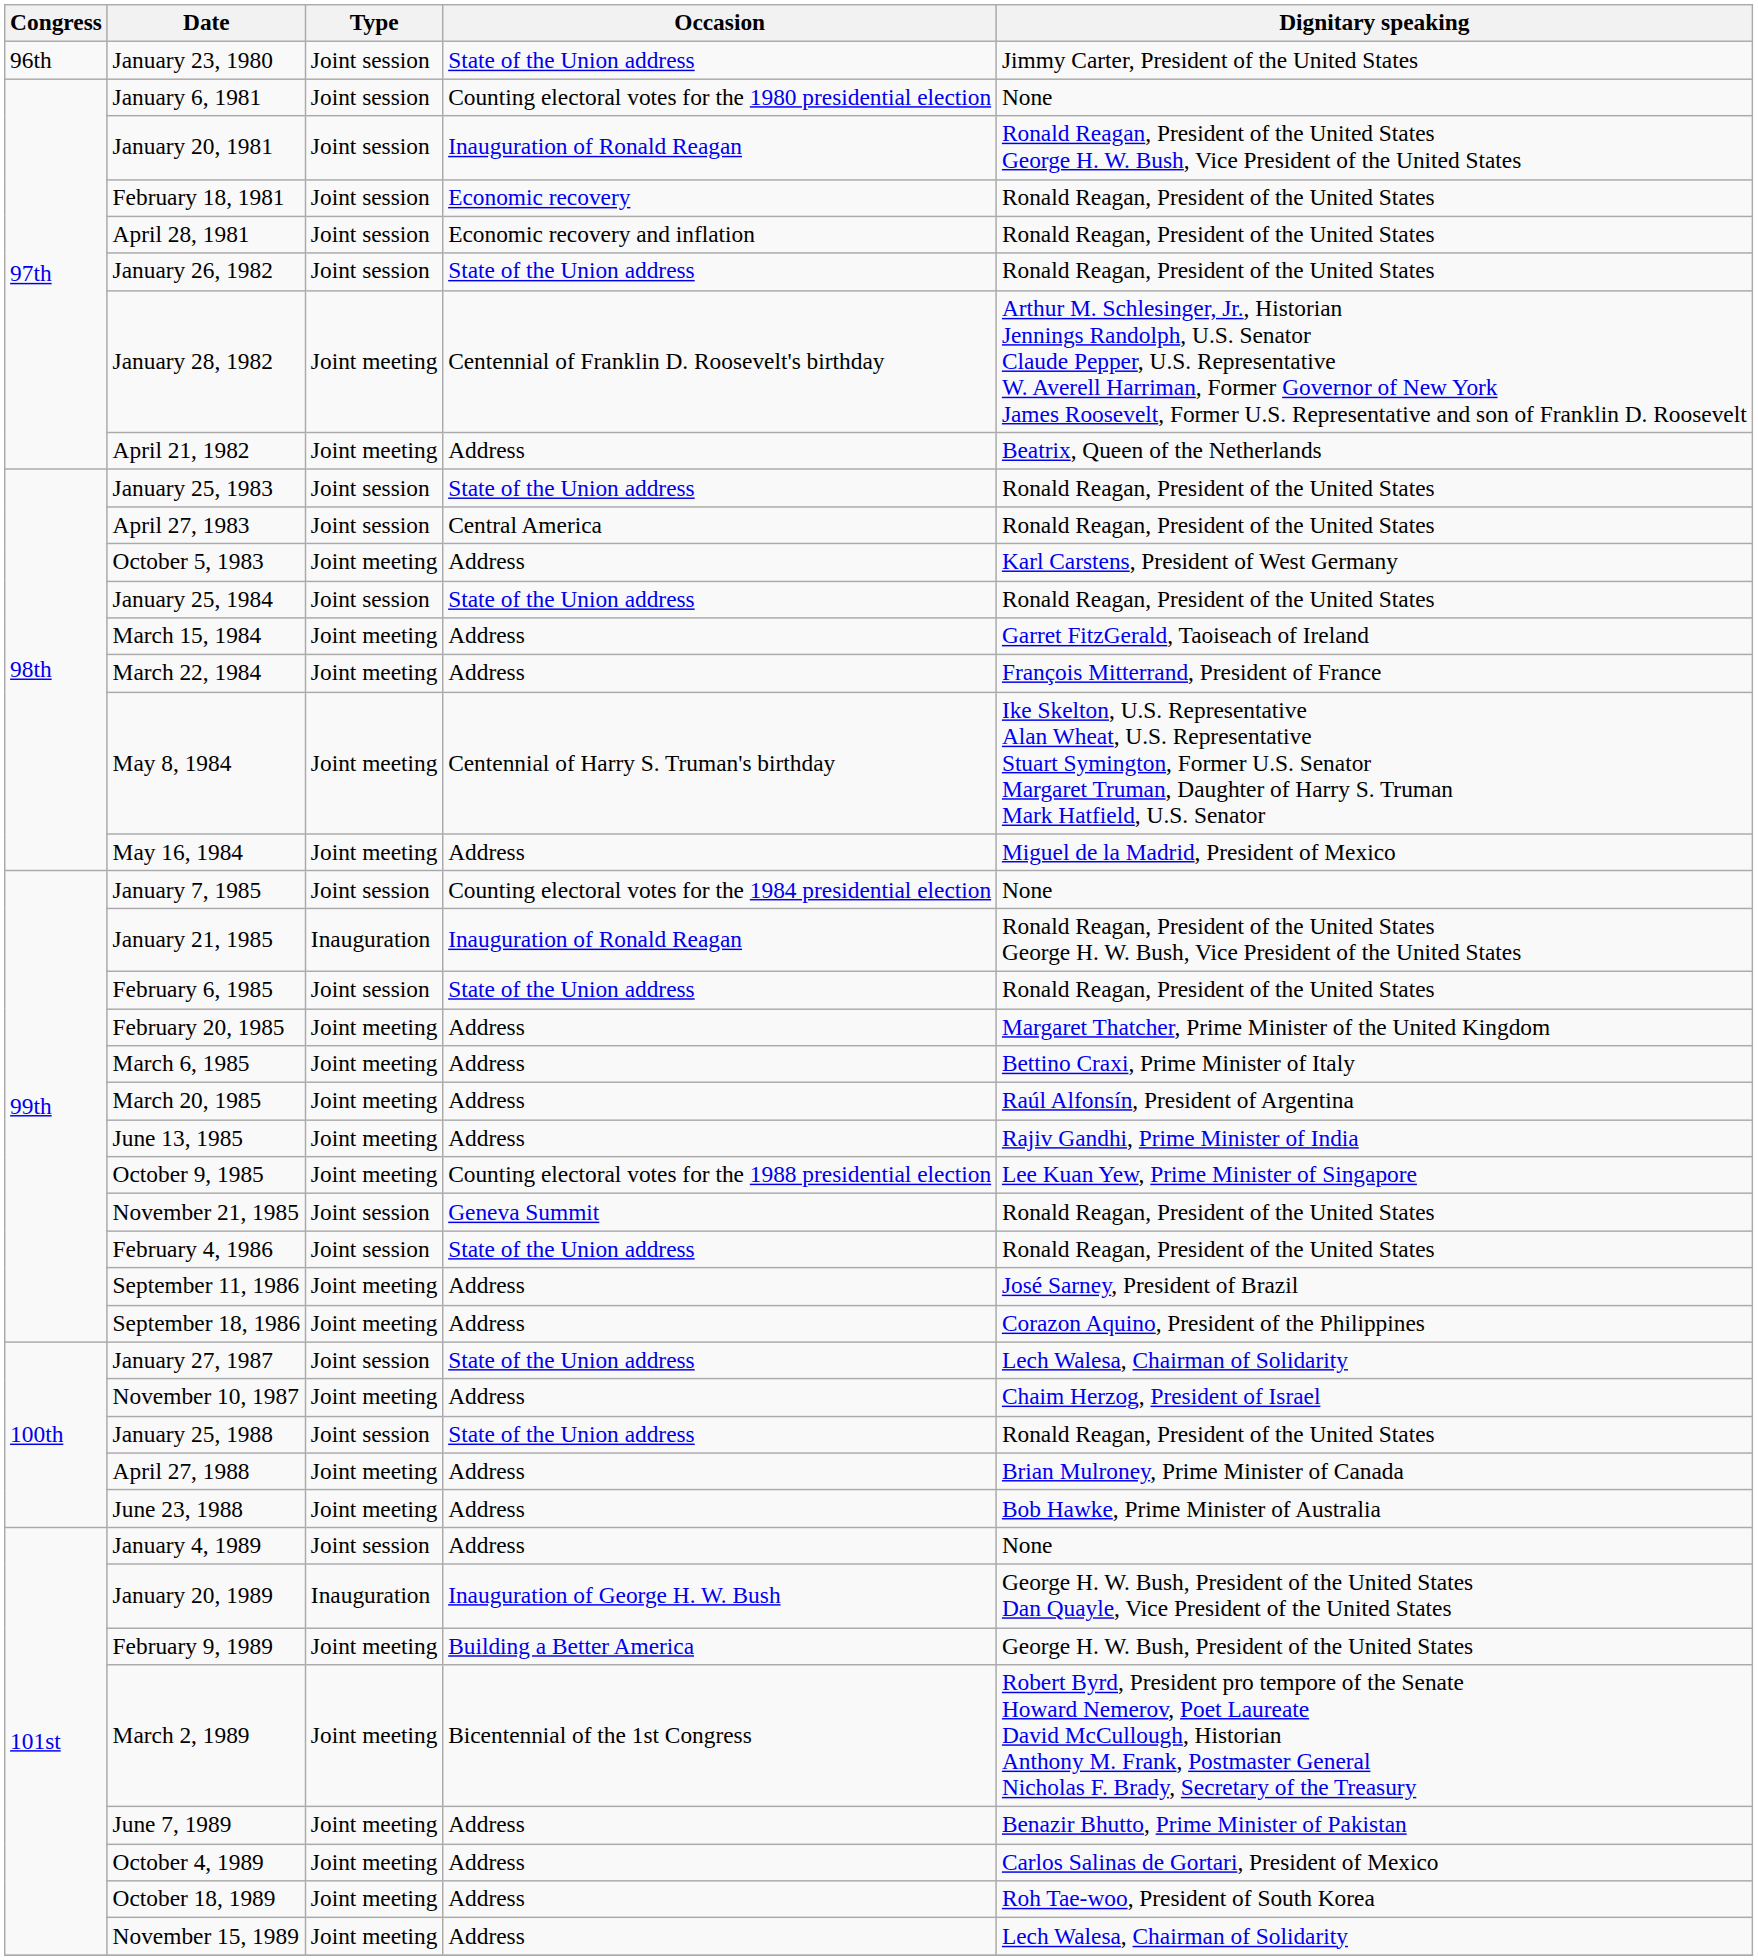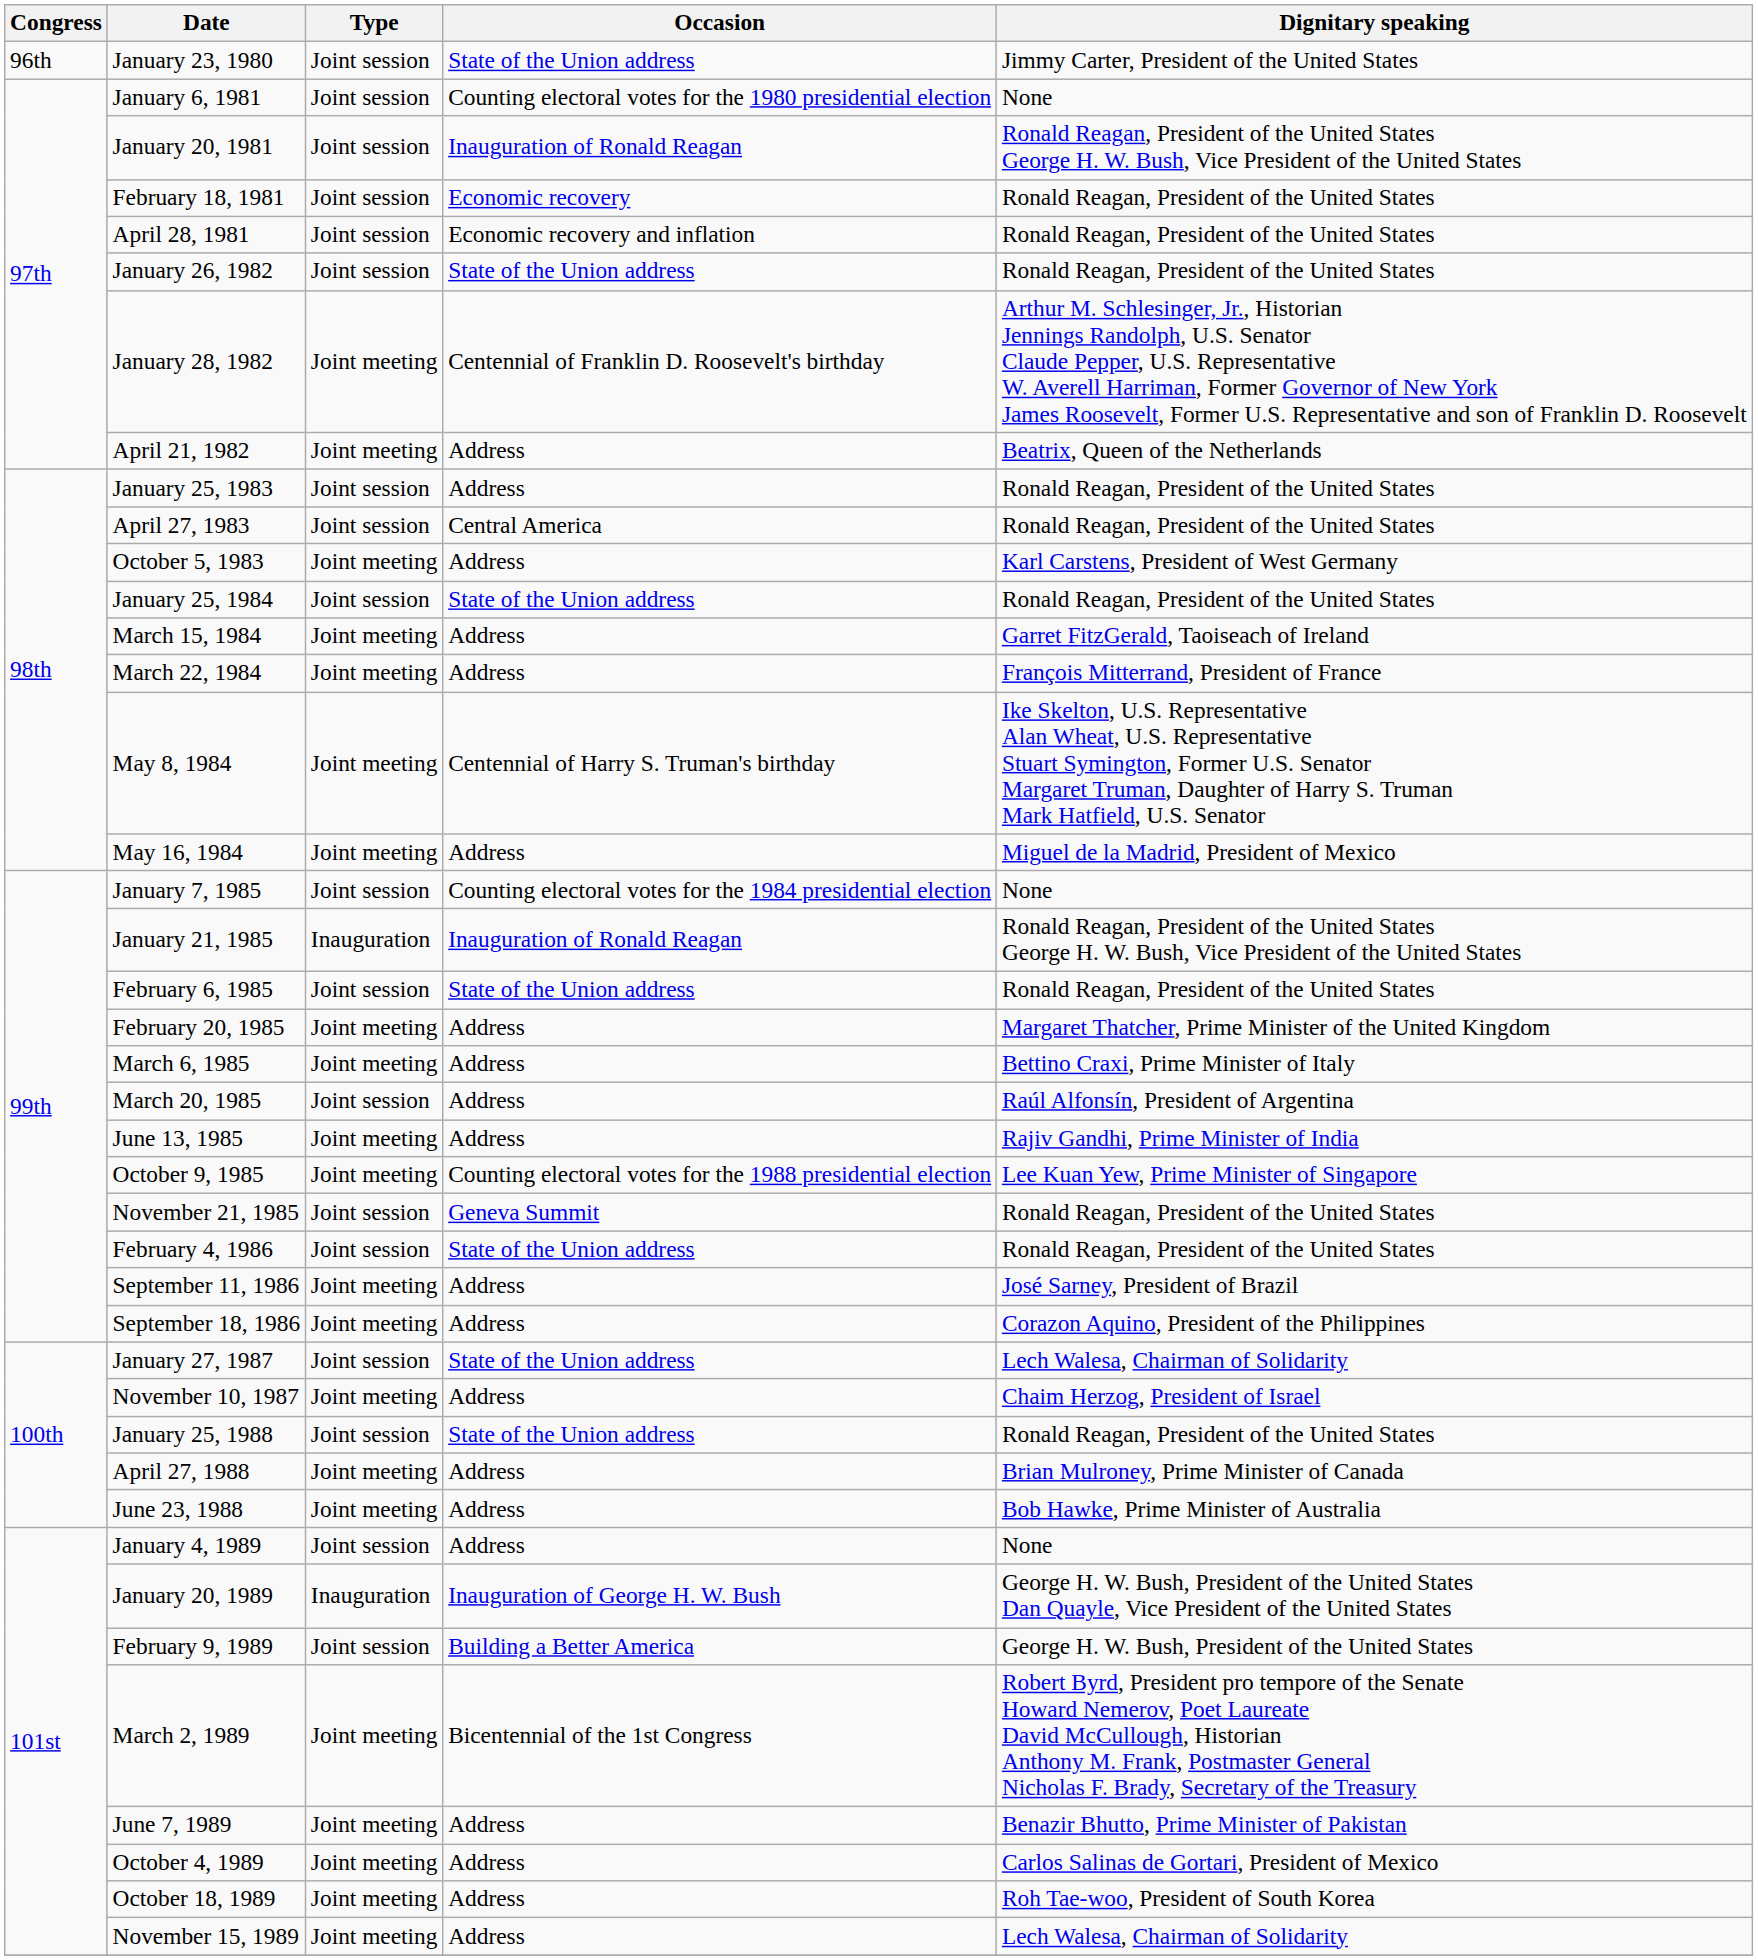(571, 487) State of the Union address -> (486, 487) Address
(374, 1100) Joint meeting -> (370, 1100) Joint session
(374, 1645) Joint meeting -> (370, 1645) Joint session
